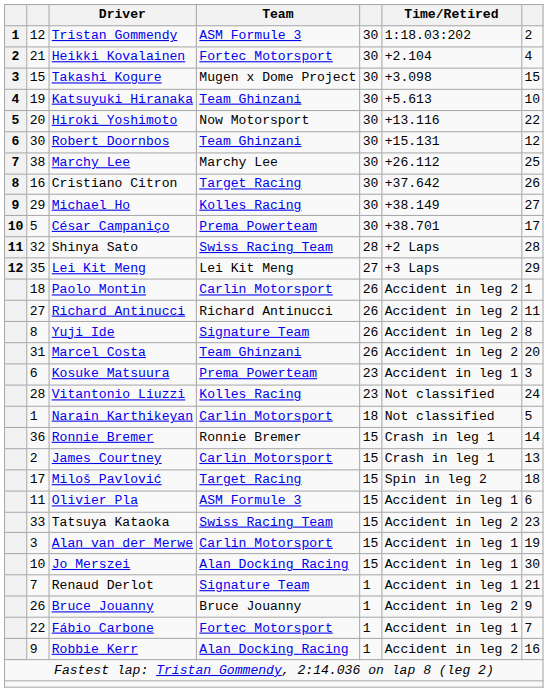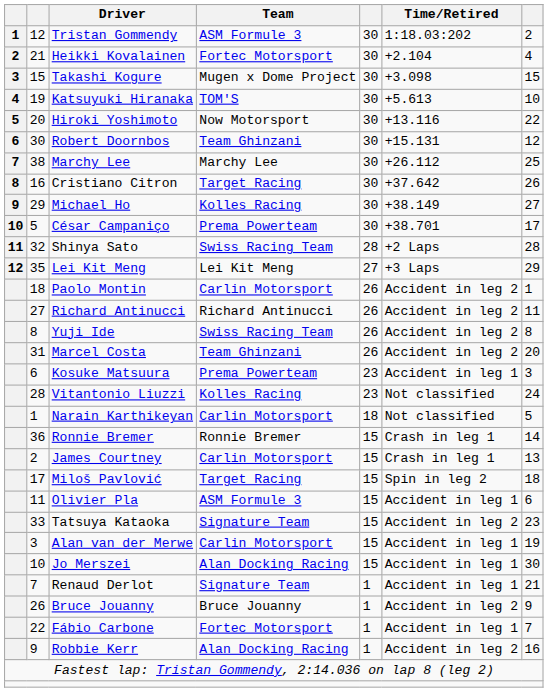(250, 100) Team Ghinzani -> (219, 100) TOM'S
(254, 332) Signature Team -> (266, 332) Swiss Racing Team
(266, 523) Swiss Racing Team -> (254, 523) Signature Team
